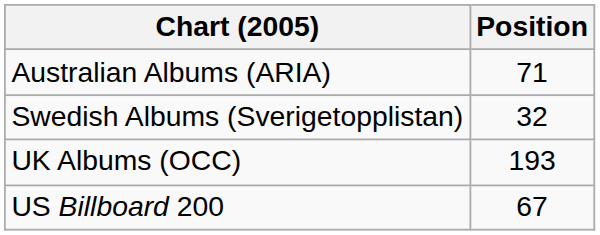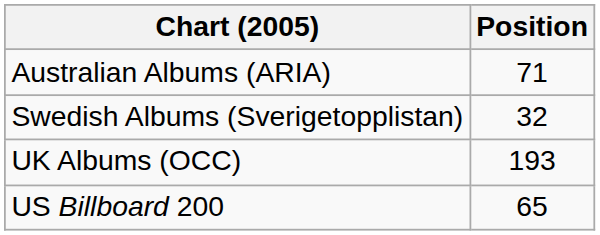(532, 206) 67 -> (532, 206) 65
